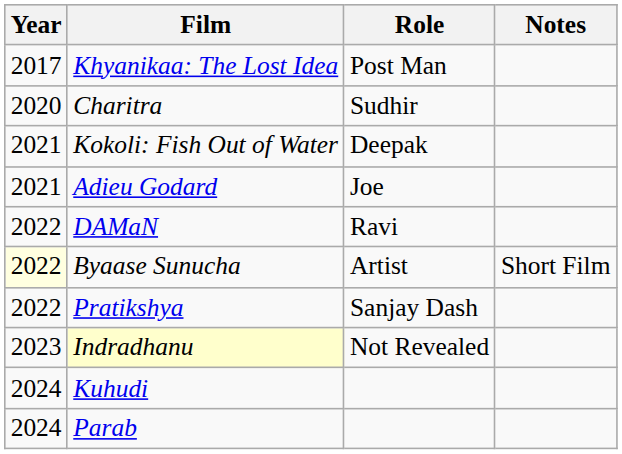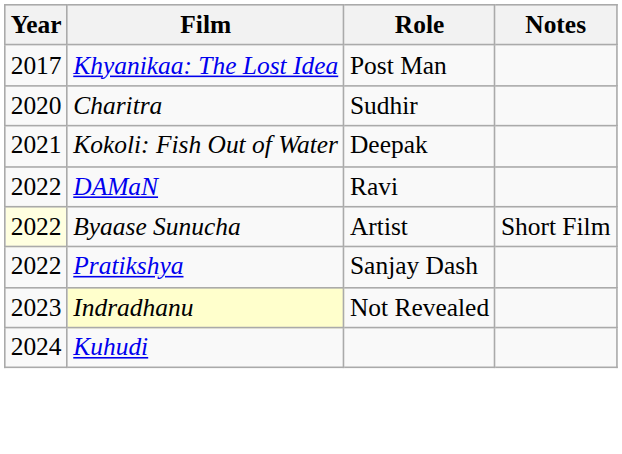- row: (145, 186)
- row: (105, 428)
